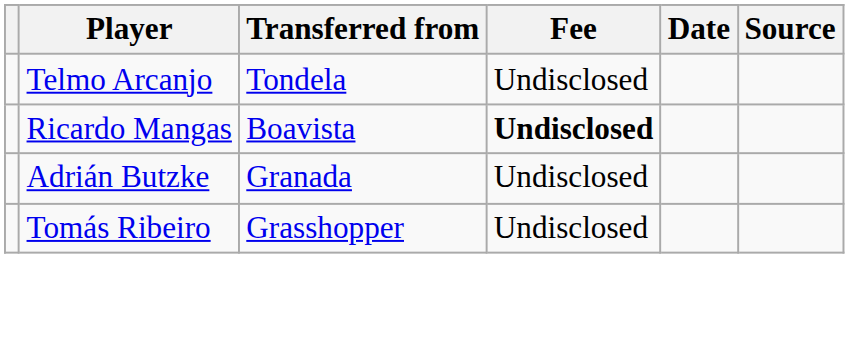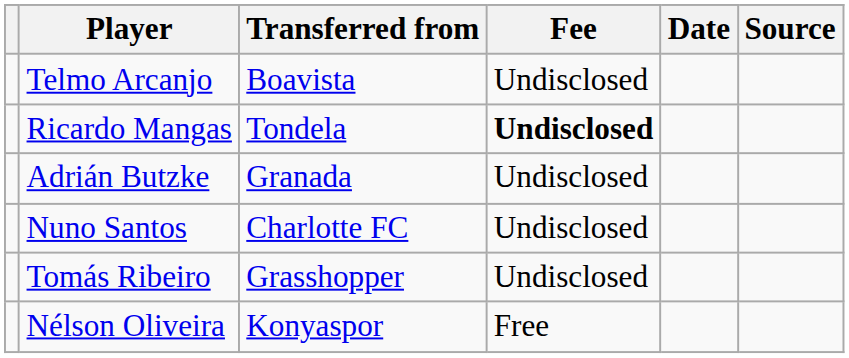(296, 78) Tondela -> (301, 78) Boavista
(301, 128) Boavista -> (296, 128) Tondela
+ row: (107, 227)
+ row: (126, 326)
